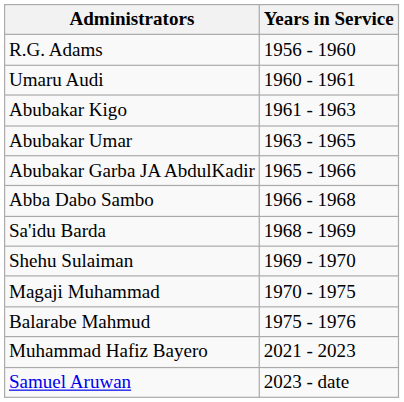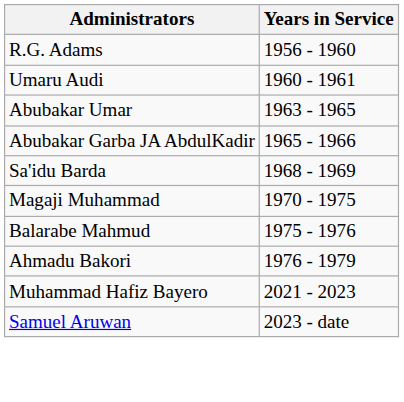- row: (68, 110)
- row: (81, 200)
- row: (71, 261)
+ row: (70, 261)
